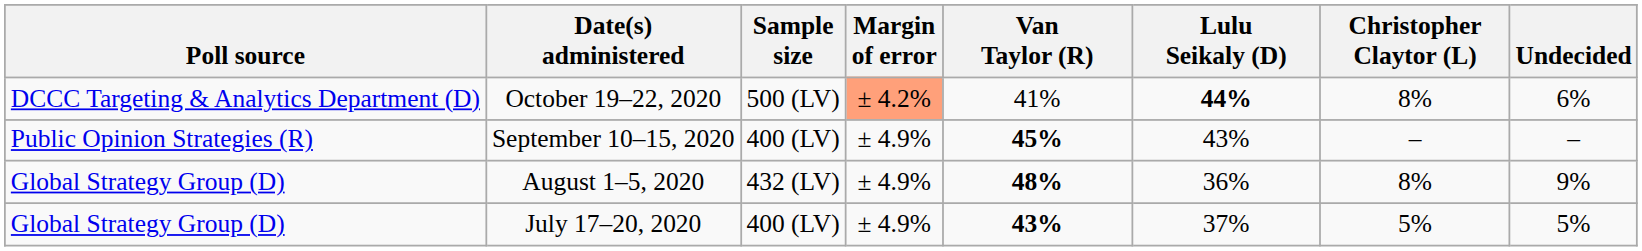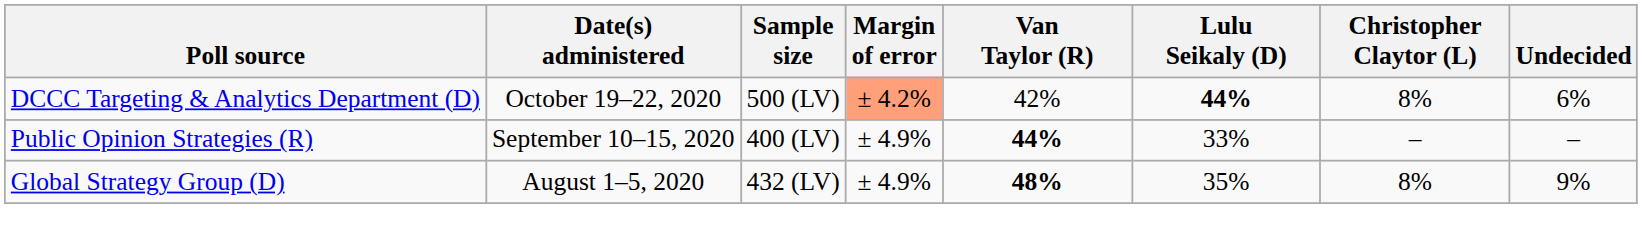(1037, 98) 41% -> (1037, 98) 42%
(1037, 140) 45% -> (1037, 140) 44%
(1226, 140) 43% -> (1226, 140) 33%
(1226, 182) 36% -> (1226, 182) 35%
- row: (613, 224)
